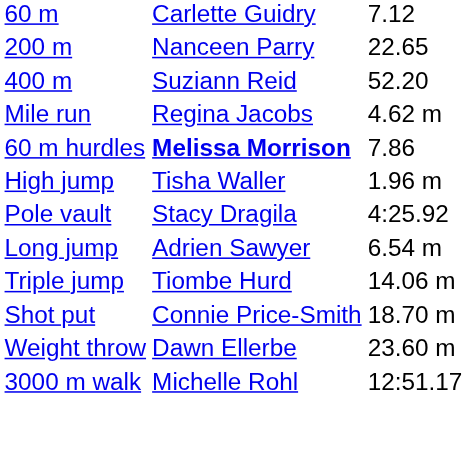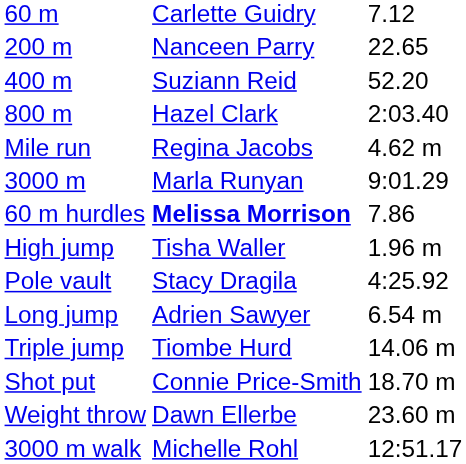+ row: (38, 114)
+ row: (45, 181)
